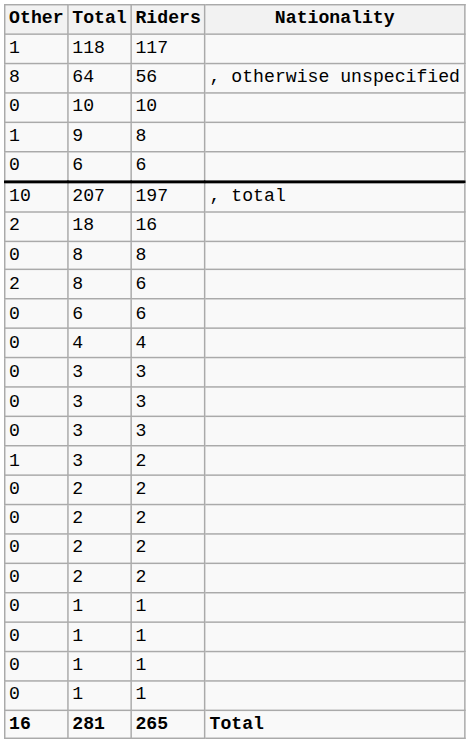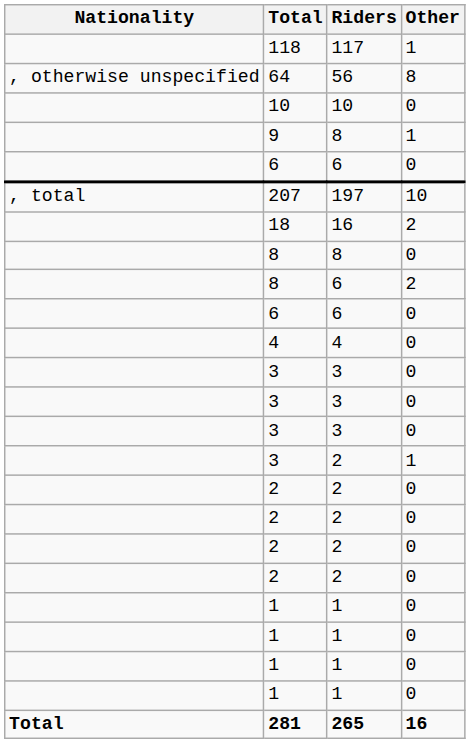columns swapped: (335, 20) <-> (36, 20)
